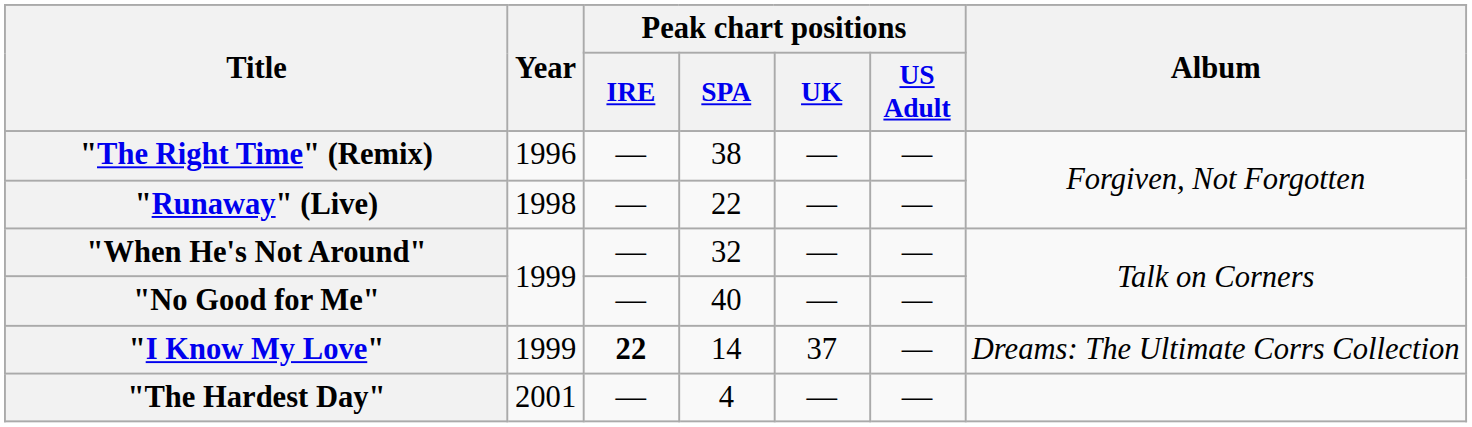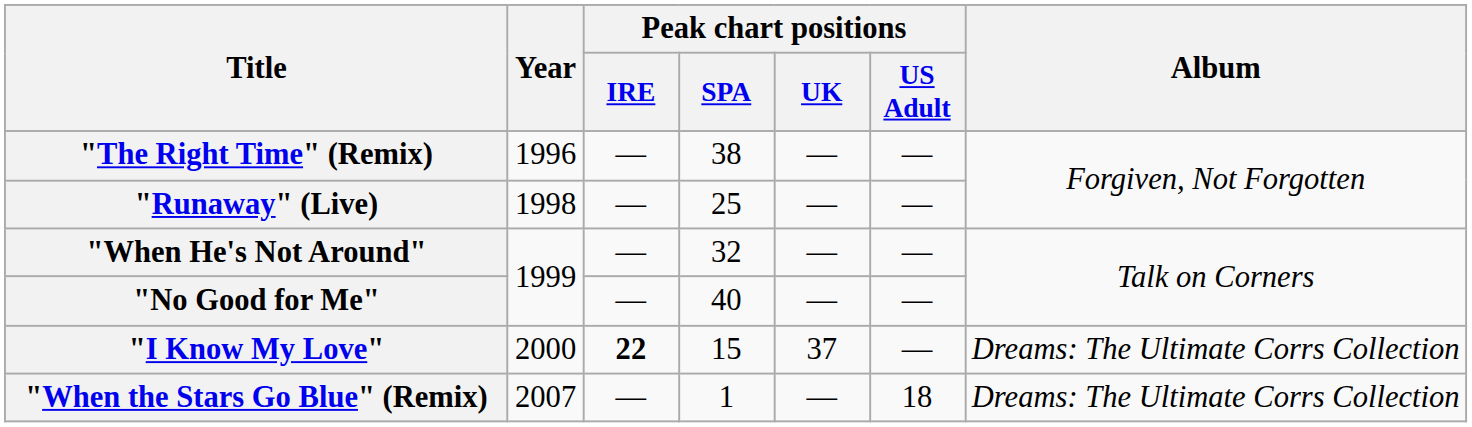(726, 203) 22 -> (726, 203) 25
(546, 348) 1999 -> (546, 348) 2000
(726, 348) 14 -> (726, 348) 15
- row: (256, 397)
+ row: (256, 397)
